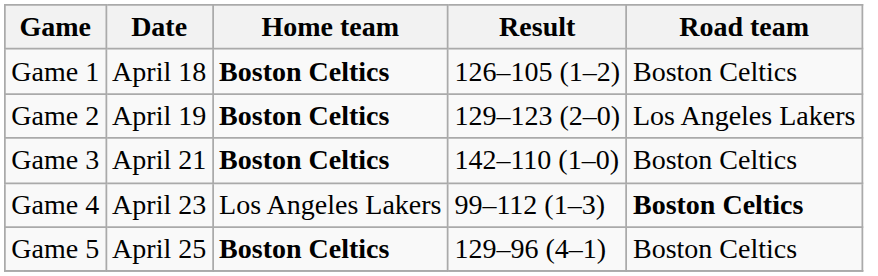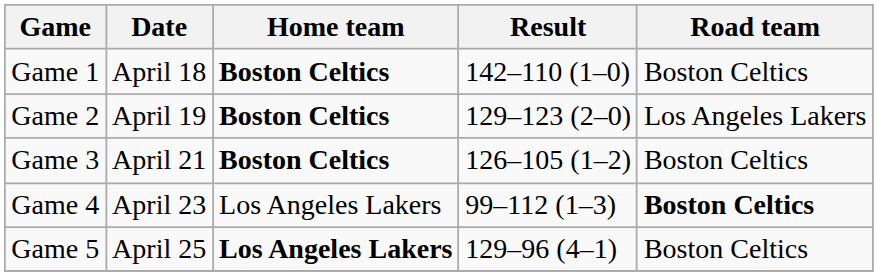(537, 71) 126–105 (1–2) -> (548, 71) 142–110 (1–0)
(537, 159) 142–110 (1–0) -> (548, 159) 126–105 (1–2)
(304, 248) Boston Celtics -> (336, 248) Los Angeles Lakers
